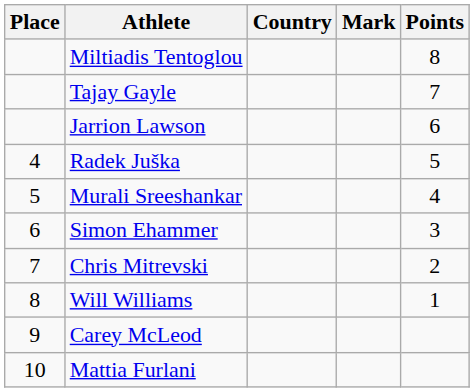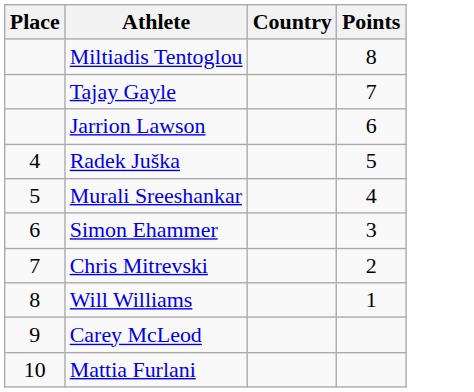- column: (369, 21)
